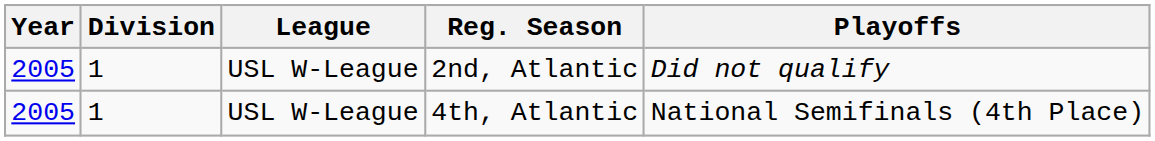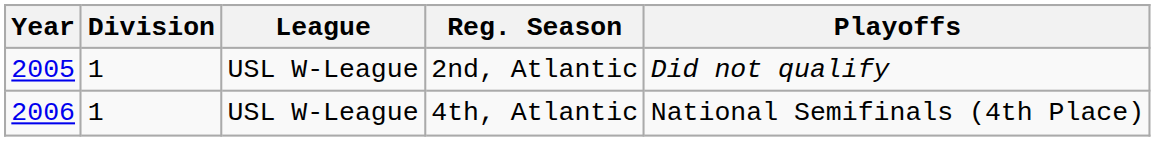(43, 113) 2005 -> (43, 113) 2006
